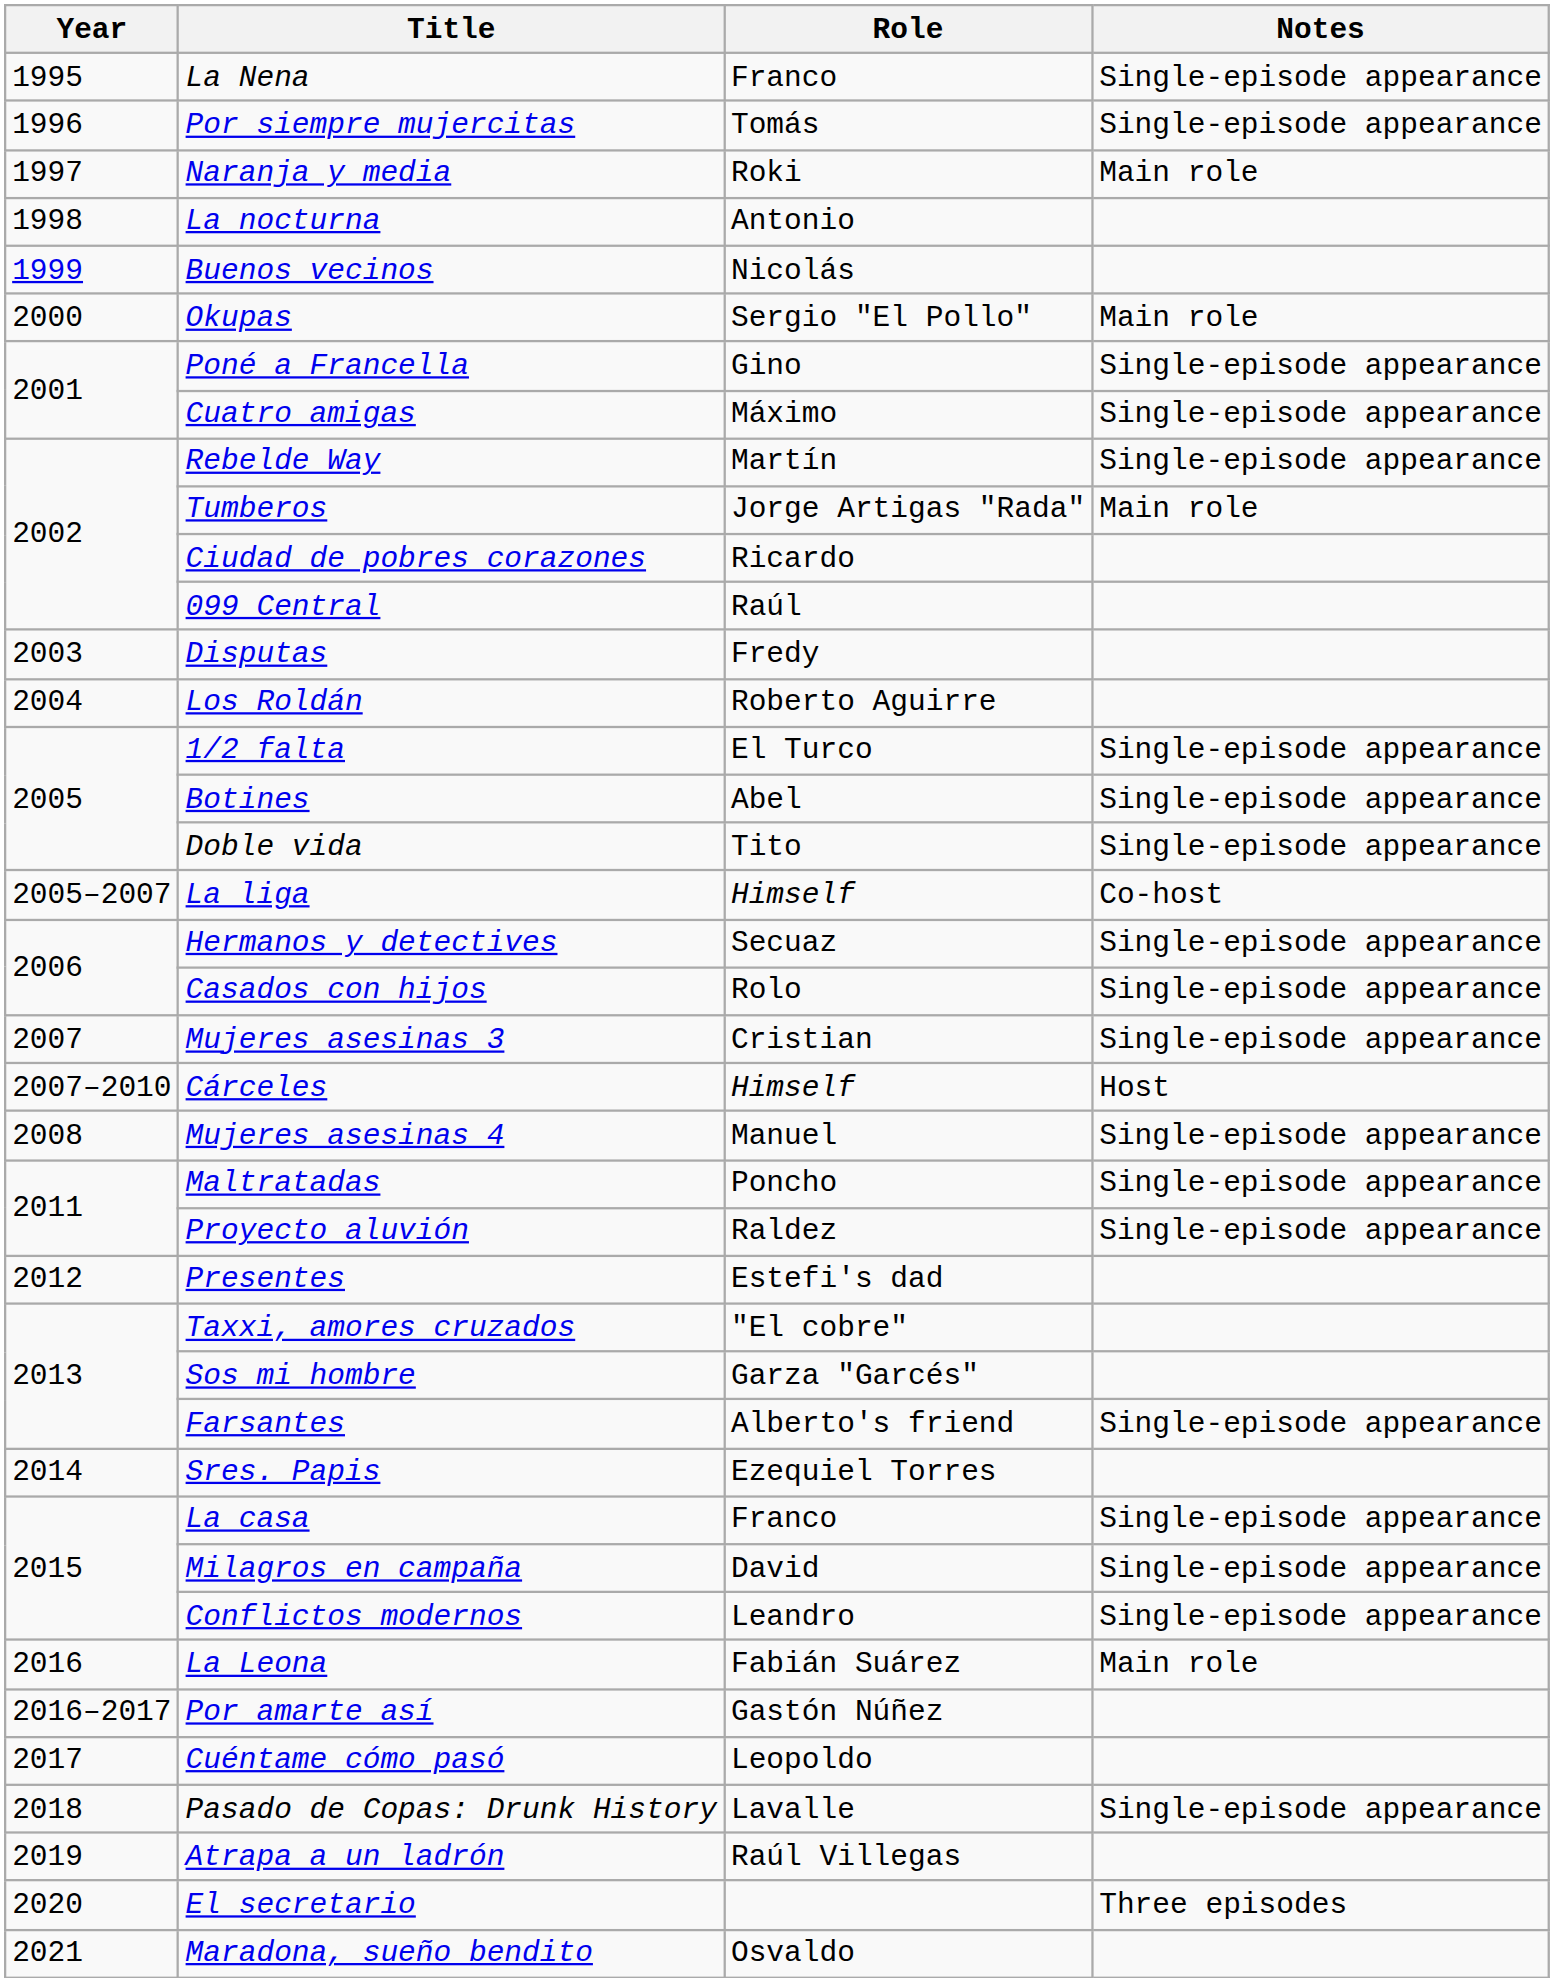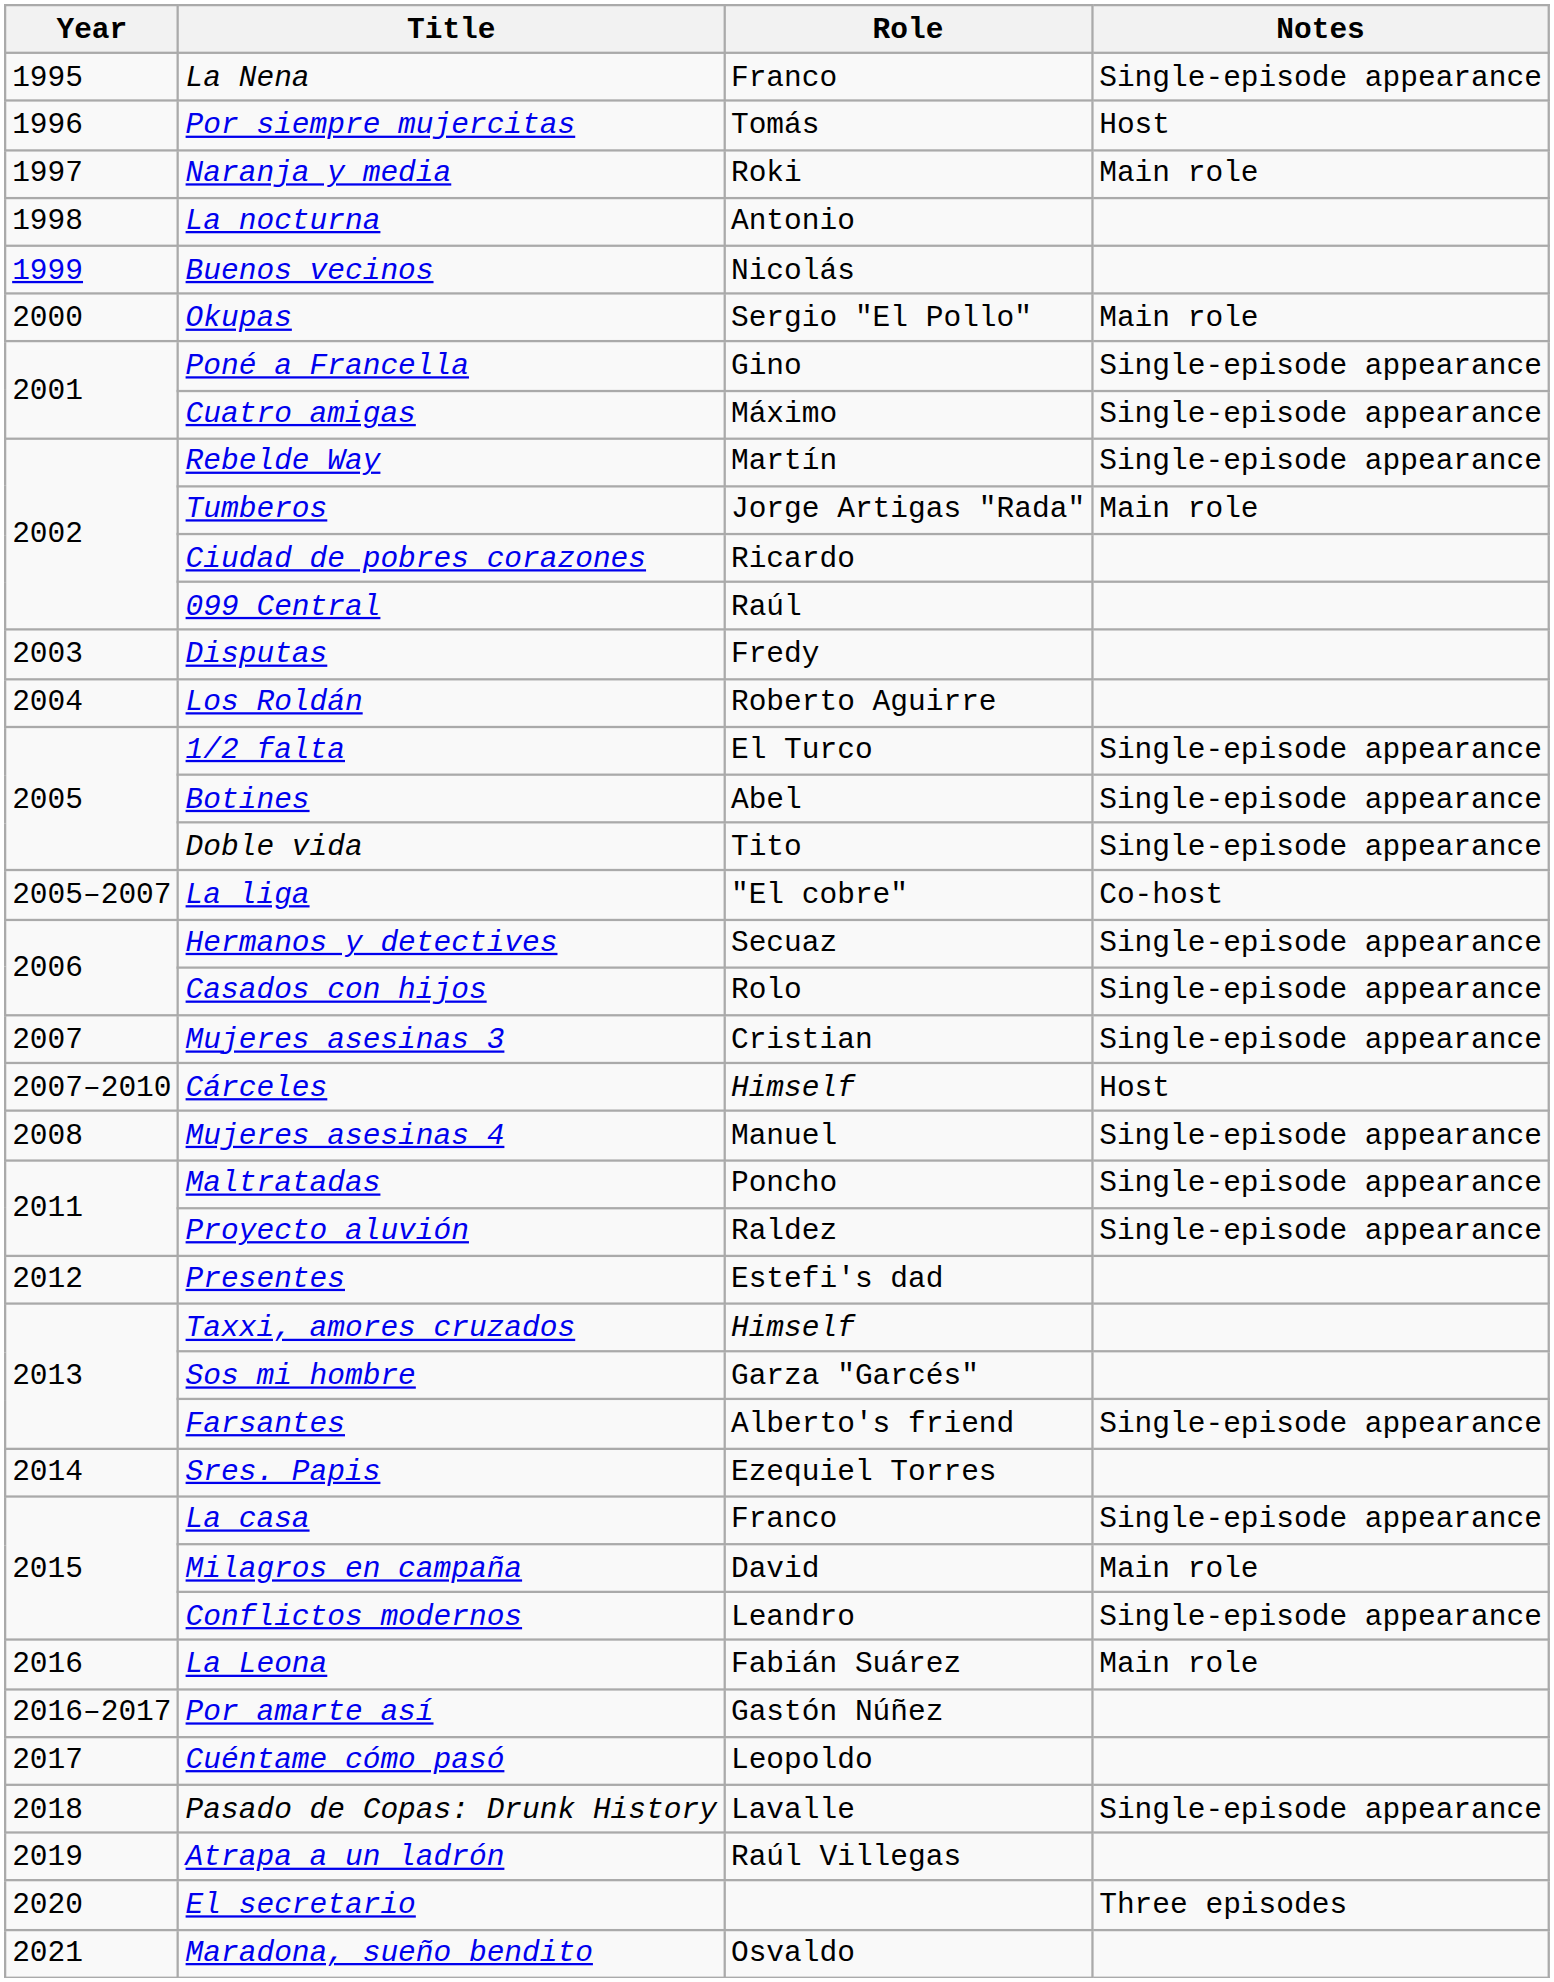(1321, 125) Single-episode appearance -> (1135, 125) Host
(793, 895) Himself -> (819, 895) "El cobre"
(819, 1328) "El cobre" -> (793, 1328) Himself
(1321, 1568) Single-episode appearance -> (1179, 1568) Main role
